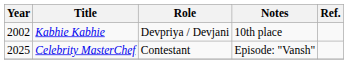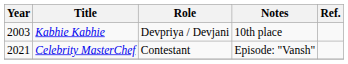(19, 31) 2002 -> (19, 31) 2003
(19, 50) 2025 -> (19, 50) 2021
